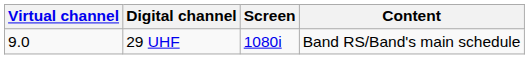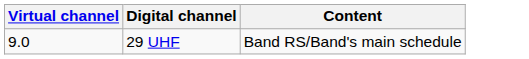- column: (270, 16)
